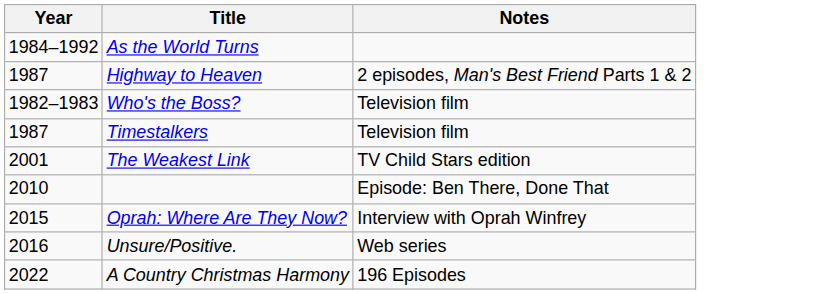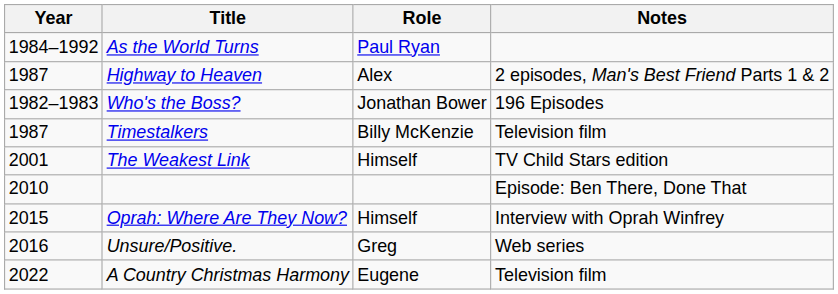+ column: (422, 18)
(413, 103) Television film -> (549, 103) 196 Episodes
(412, 274) 196 Episodes -> (551, 274) Television film
